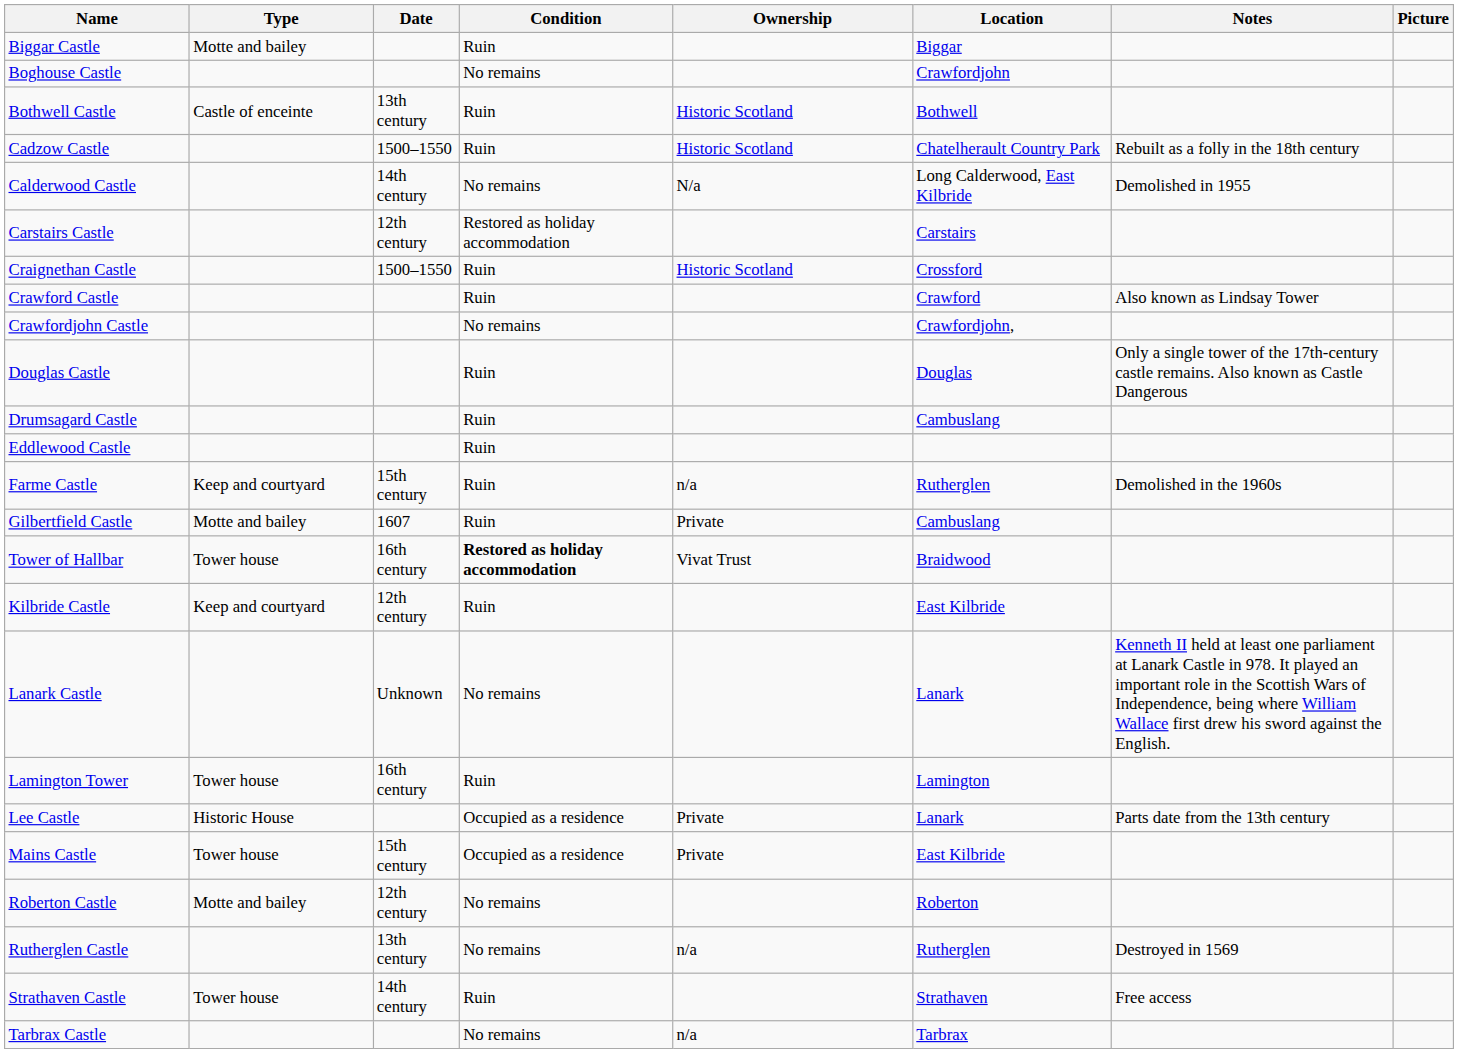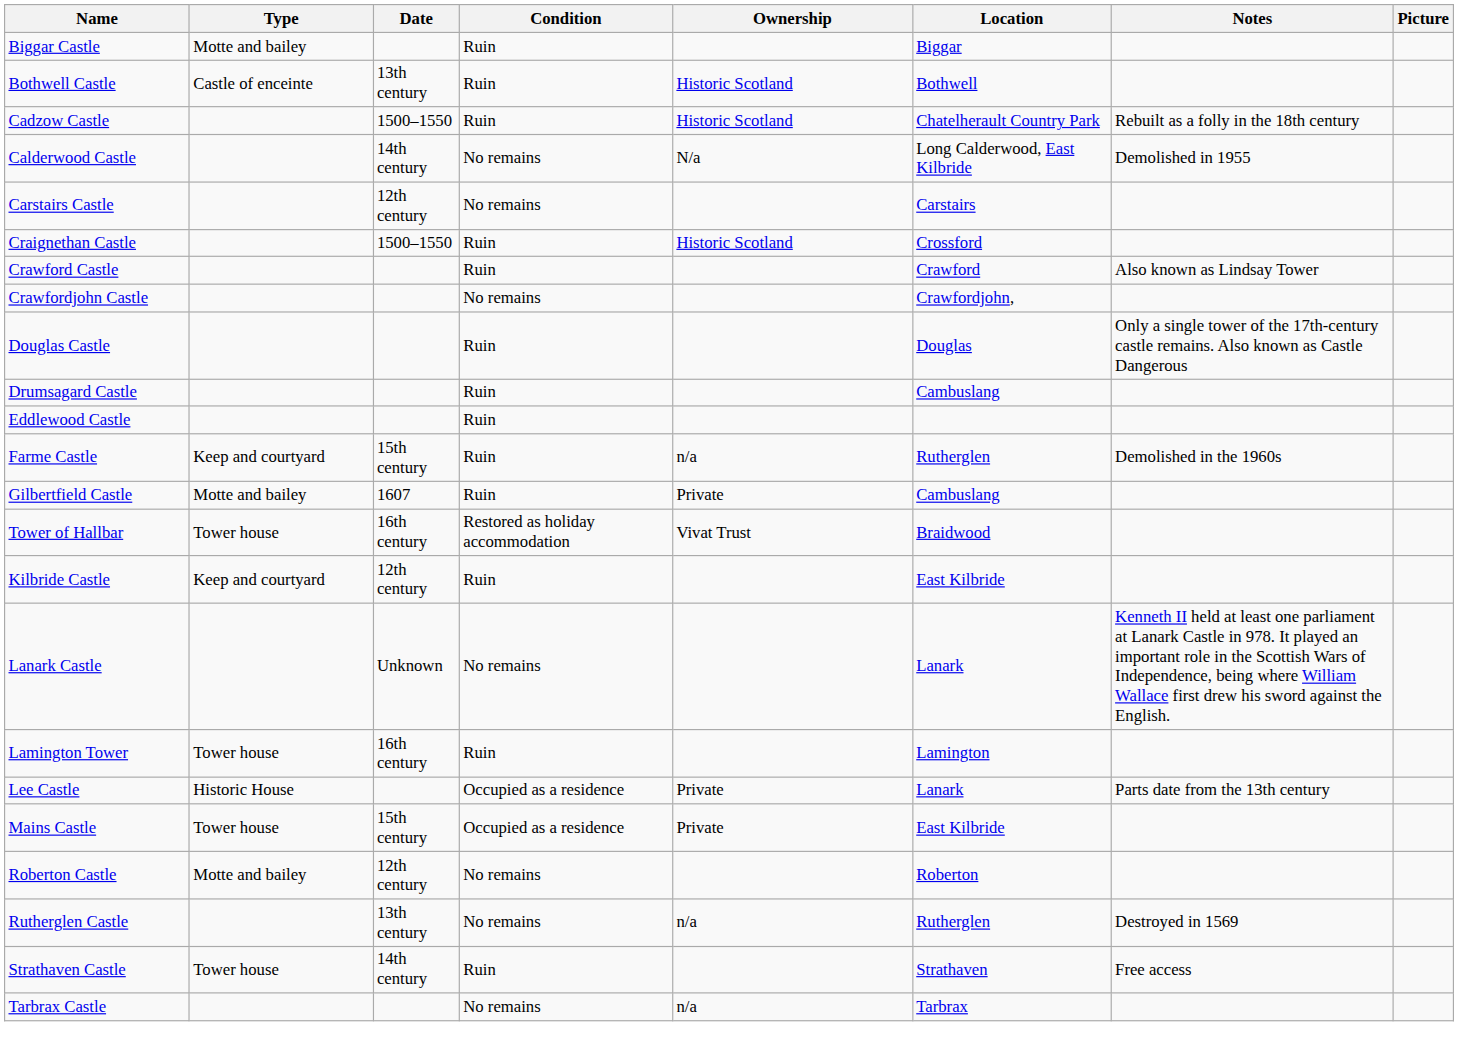- row: (65, 73)
(529, 233) Restored as holiday accommodation -> (502, 205) No remains
(533, 560) bold -> (529, 532) normal
